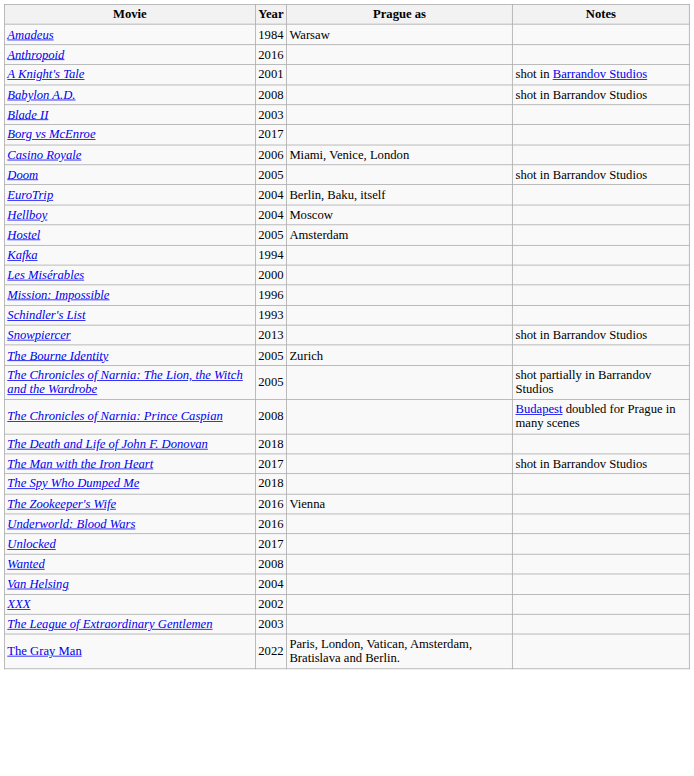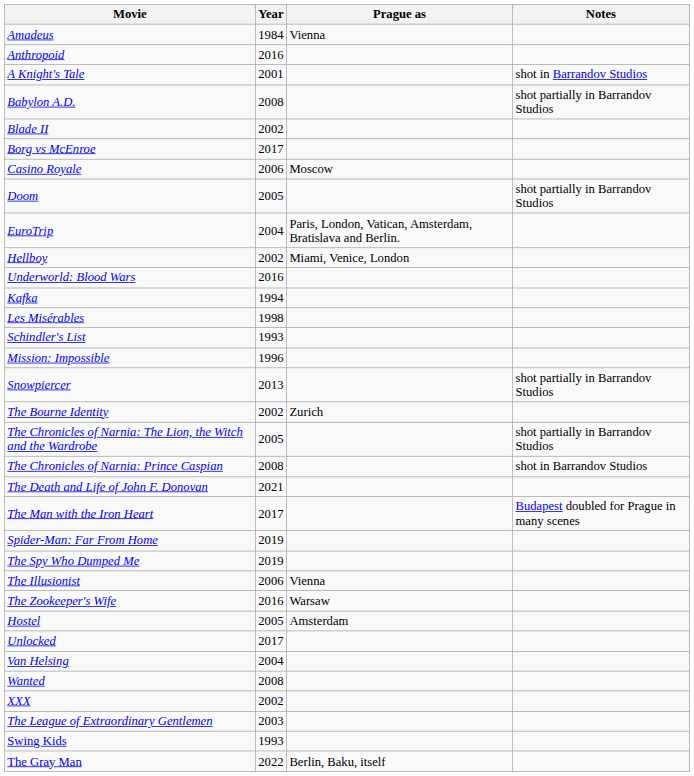(310, 34) Warsaw -> (307, 34) Vienna
(581, 94) shot in Barrandov Studios -> (583, 101) shot partially in Barrandov Studios
(271, 114) 2003 -> (271, 128) 2002
(349, 154) Miami, Venice, London -> (311, 169) Moscow
(581, 174) shot in Barrandov Studios -> (583, 196) shot partially in Barrandov Studios
(337, 194) Berlin, Baku, itself -> (381, 230) Paris, London, Vatican, Amsterdam, Bratislava and Berlin.
(271, 214) 2004 -> (271, 257) 2002
(311, 214) Moscow -> (349, 257) Miami, Venice, London
rows swapped: (24, 235) <-> (71, 524)
(271, 275) 2000 -> (271, 317) 1998
rows swapped: (58, 295) <-> (46, 315)
(581, 335) shot in Barrandov Studios -> (583, 385) shot partially in Barrandov Studios
(271, 355) 2005 -> (271, 412) 2002
(596, 416) Budapest doubled for Prague in many scenes -> (581, 466) shot in Barrandov Studios
(271, 443) 2018 -> (271, 486) 2021
(581, 463) shot in Barrandov Studios -> (596, 513) Budapest doubled for Prague in many scenes
+ row: (83, 540)
(271, 483) 2018 -> (271, 560) 2019
+ row: (44, 580)
(307, 504) Vienna -> (310, 600) Warsaw
rows swapped: (38, 584) <-> (26, 564)
+ row: (37, 741)
(381, 651) Paris, London, Vatican, Amsterdam, Bratislava and Berlin. -> (337, 761) Berlin, Baku, itself
